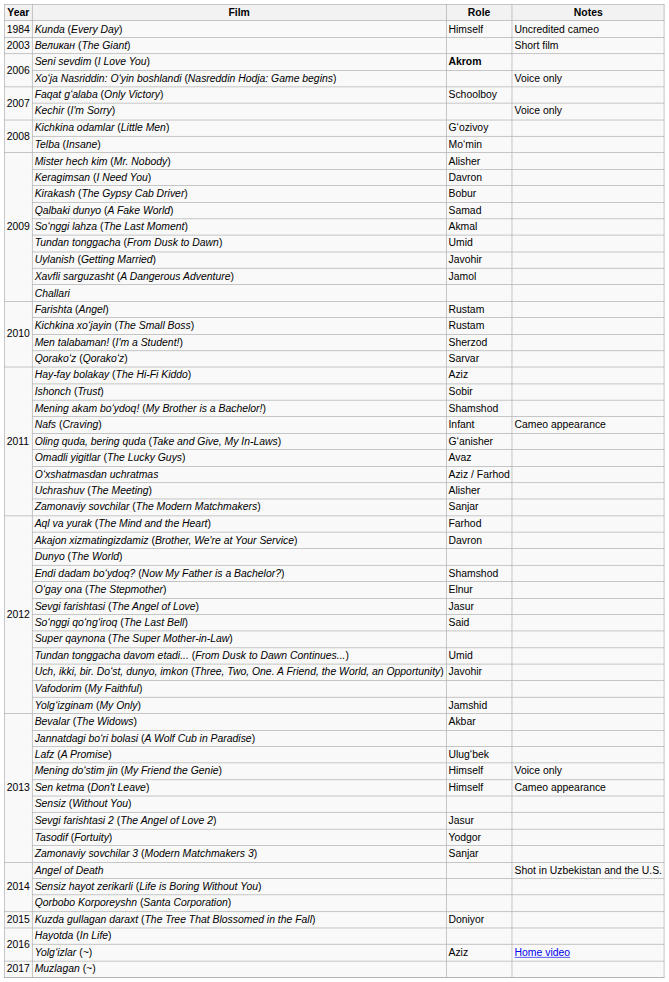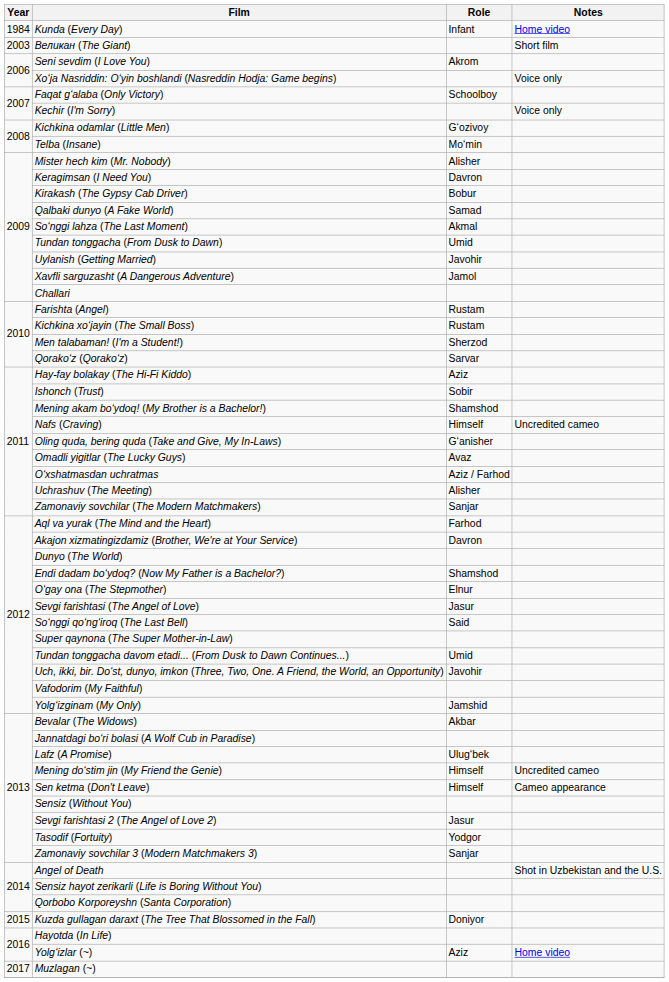(466, 29) Himself -> (461, 29) Infant
(557, 29) Uncredited cameo -> (542, 29) Home video
(465, 62) bold -> (464, 62) normal
(461, 425) Infant -> (466, 425) Himself
(560, 425) Cameo appearance -> (557, 425) Uncredited cameo
(538, 771) Voice only -> (557, 771) Uncredited cameo
